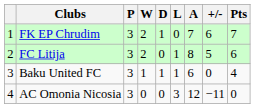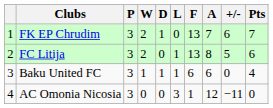+ column: (194, 14)
